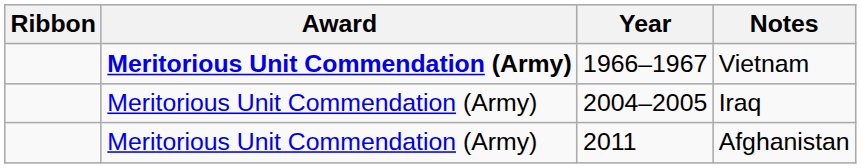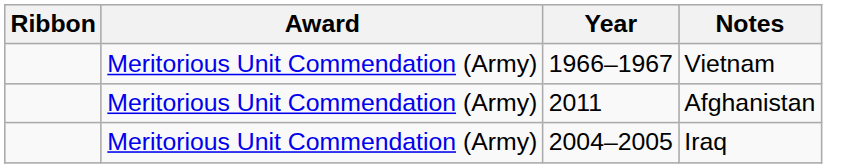(339, 63) bold -> (322, 63) normal
rows swapped: (740, 102) <-> (784, 142)
